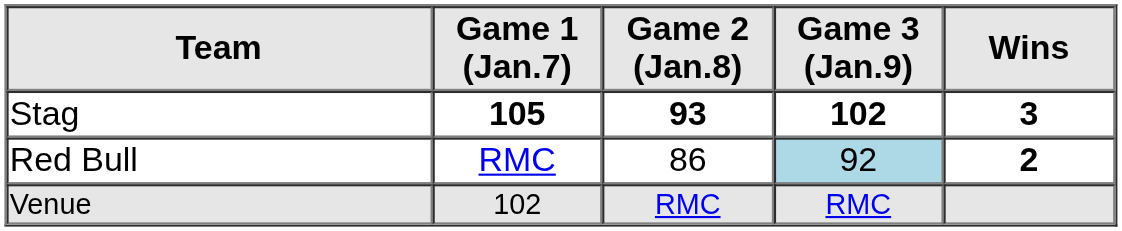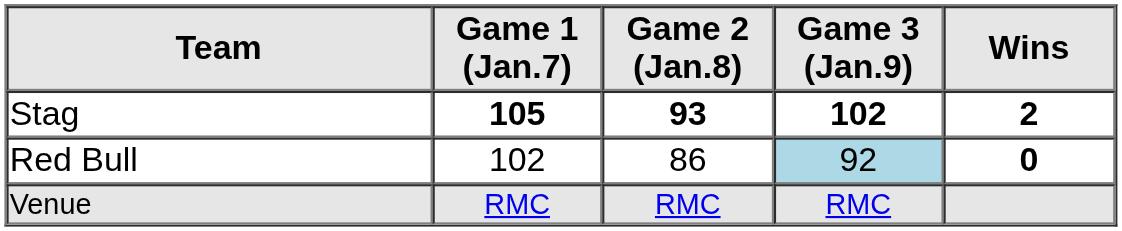(1029, 113) 3 -> (1029, 113) 2
(517, 160) RMC -> (517, 160) 102
(1029, 160) 2 -> (1029, 160) 0
(517, 204) 102 -> (517, 204) RMC
